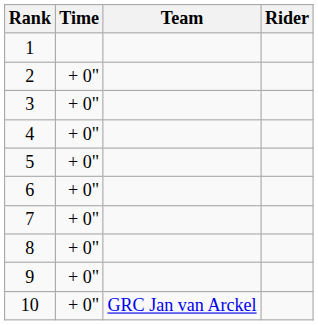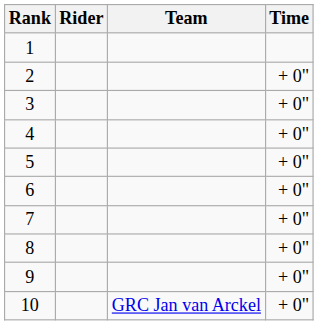columns swapped: (287, 18) <-> (79, 18)
